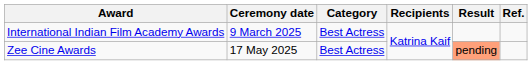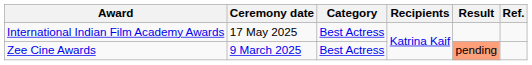(265, 32) 9 March 2025 -> (263, 32) 17 May 2025
(263, 50) 17 May 2025 -> (265, 50) 9 March 2025
